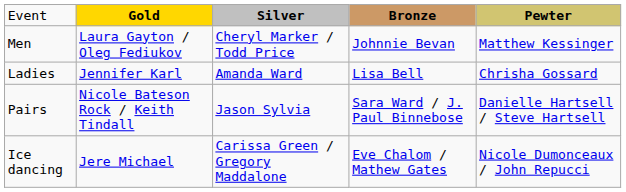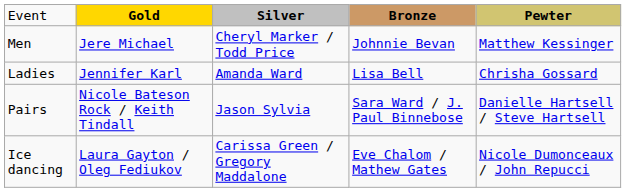(134, 44) Laura Gayton / Oleg Fediukov -> (127, 44) Jere Michael
(127, 161) Jere Michael -> (134, 161) Laura Gayton / Oleg Fediukov
